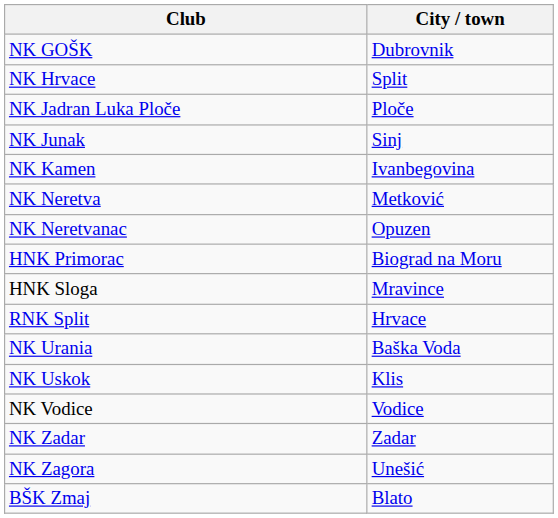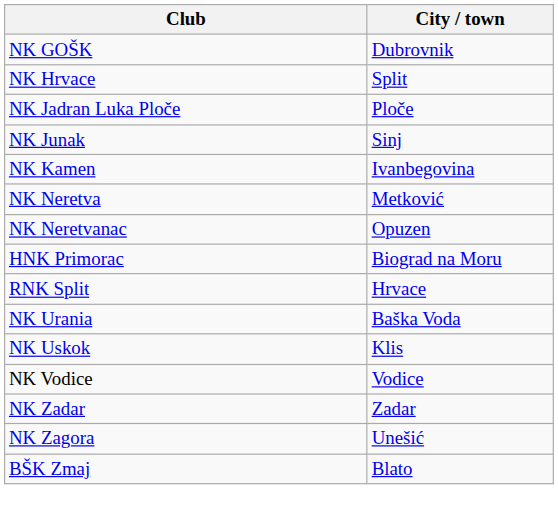- row: (53, 288)
